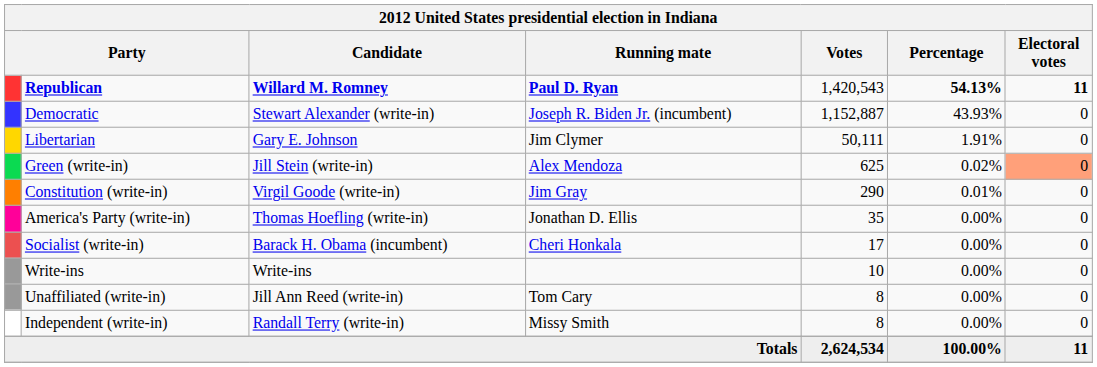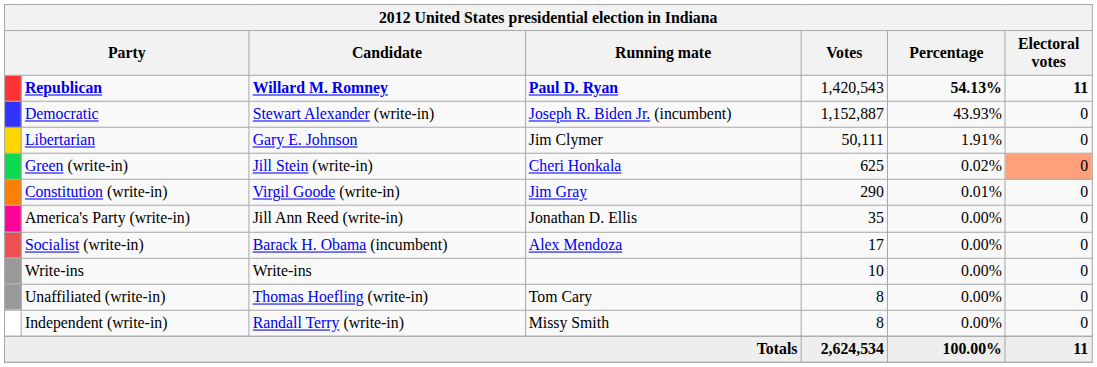(575, 166) Alex Mendoza -> (575, 166) Cheri Honkala
(340, 218) Thomas Hoefling (write-in) -> (328, 218) Jill Ann Reed (write-in)
(575, 244) Cheri Honkala -> (575, 244) Alex Mendoza
(328, 297) Jill Ann Reed (write-in) -> (340, 297) Thomas Hoefling (write-in)
